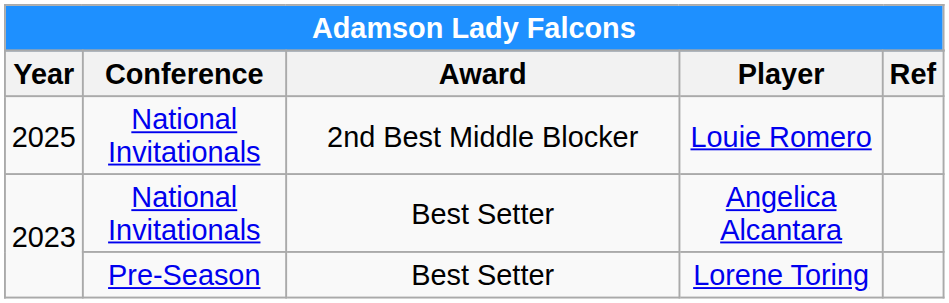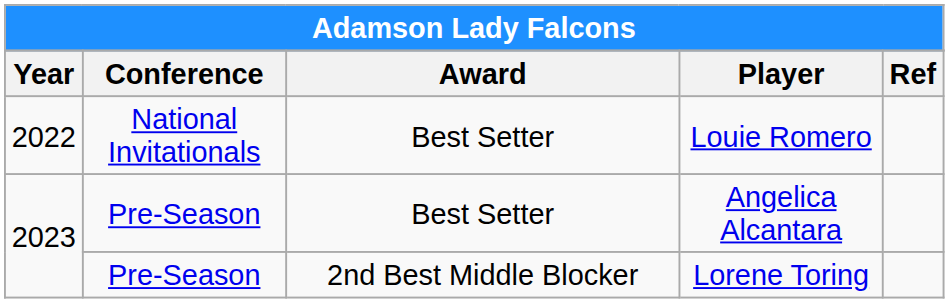(44, 136) 2025 -> (44, 136) 2022
(483, 136) 2nd Best Middle Blocker -> (483, 136) Best Setter
(184, 214) National Invitationals -> (184, 214) Pre-Season
(483, 275) Best Setter -> (483, 275) 2nd Best Middle Blocker
